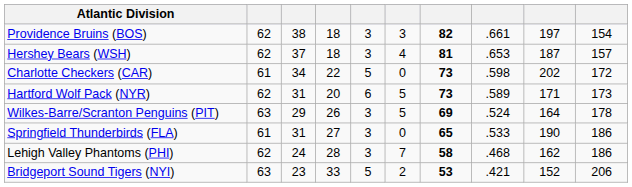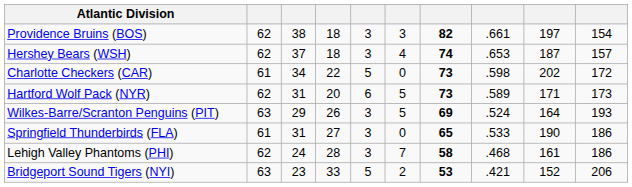(446, 53) 81 -> (446, 53) 74
(602, 113) 178 -> (602, 113) 193
(550, 152) 162 -> (550, 152) 161
